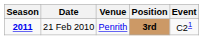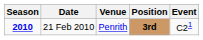(23, 27) 2011 -> (23, 27) 2010
